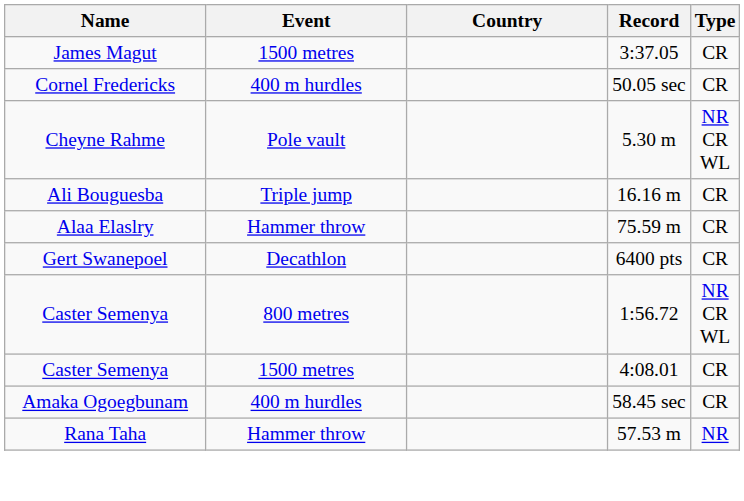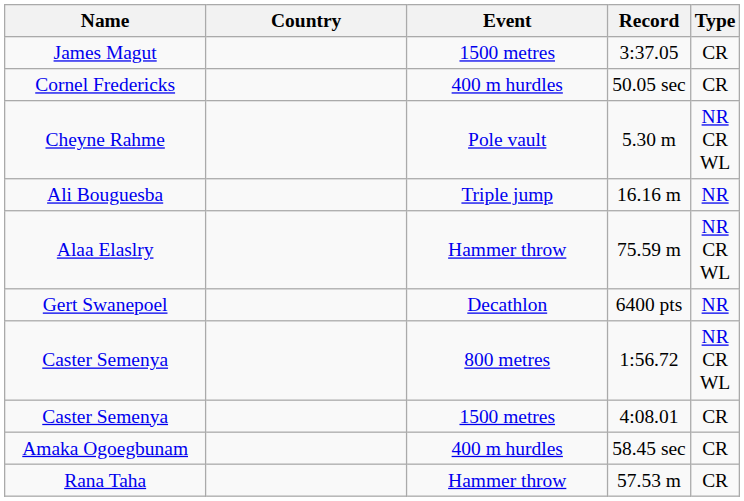columns swapped: (306, 20) <-> (507, 20)
(715, 195) CR -> (715, 195) NR
(715, 227) CR -> (715, 250) NR CR WL
(715, 259) CR -> (715, 305) NR
(715, 433) NR -> (715, 479) CR
